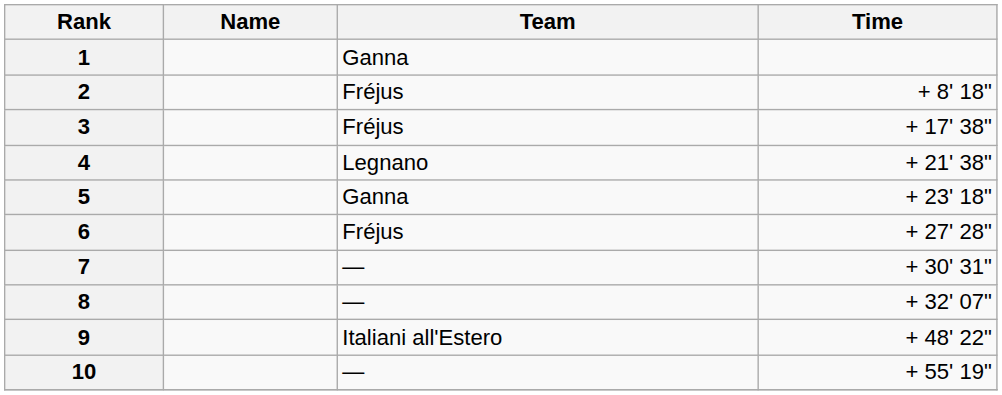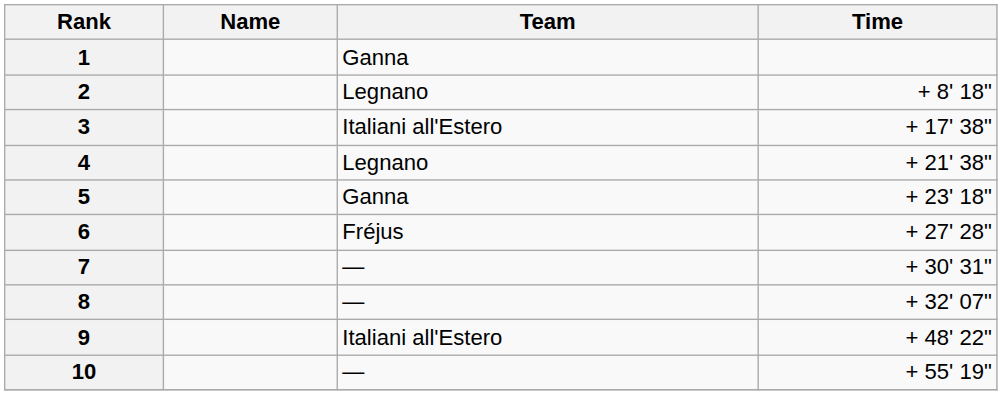(373, 92) Fréjus -> (385, 92) Legnano
(373, 127) Fréjus -> (422, 127) Italiani all'Estero
